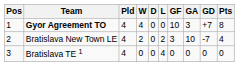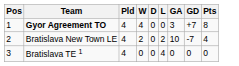- column: (176, 11)
